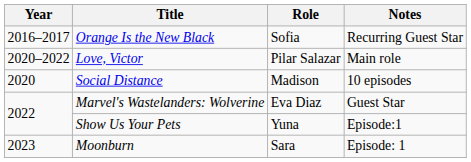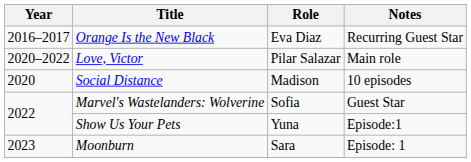(285, 37) Sofia -> (296, 37) Eva Diaz
(296, 102) Eva Diaz -> (285, 102) Sofia
